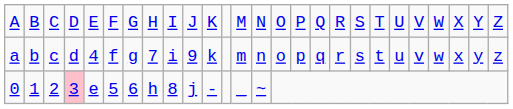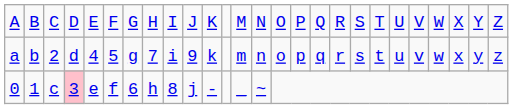(54, 56) c -> (54, 56) 2
(113, 56) f -> (113, 56) 5
(54, 89) 2 -> (54, 89) c
(113, 89) 5 -> (113, 89) f
